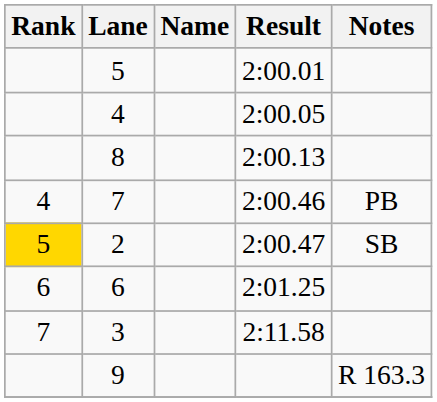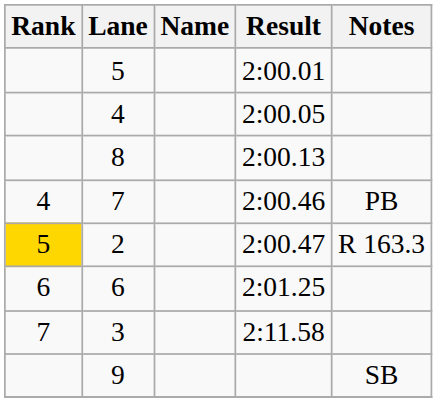(382, 244) SB -> (382, 244) R 163.3
(382, 375) R 163.3 -> (382, 375) SB
